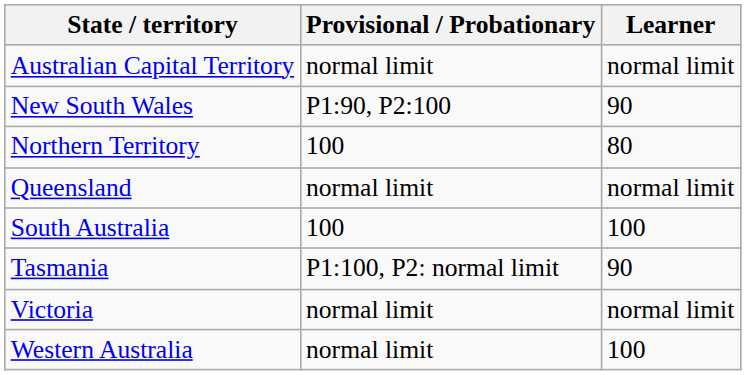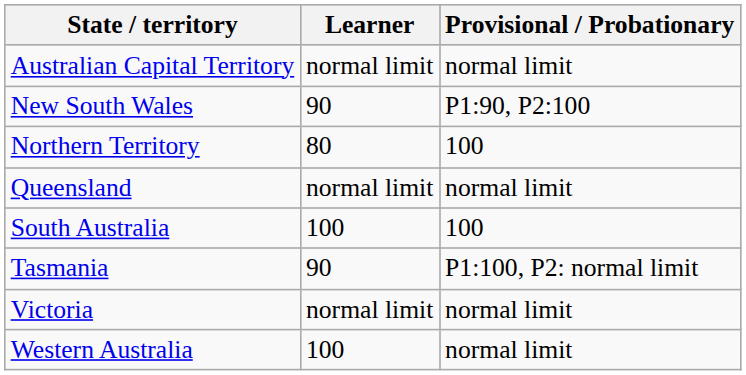columns swapped: (671, 24) <-> (451, 24)
